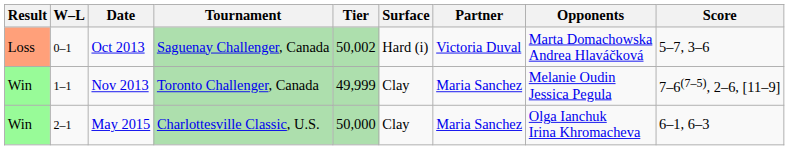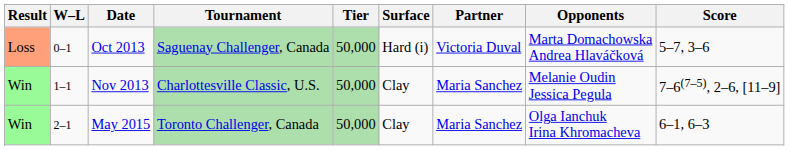(356, 46) 50,002 -> (356, 46) 50,000
(238, 85) Toronto Challenger, Canada -> (238, 85) Charlottesville Classic, U.S.
(356, 85) 49,999 -> (356, 85) 50,000
(238, 124) Charlottesville Classic, U.S. -> (238, 124) Toronto Challenger, Canada
